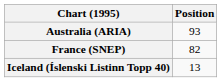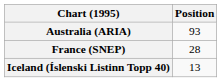(195, 49) 82 -> (195, 49) 28
